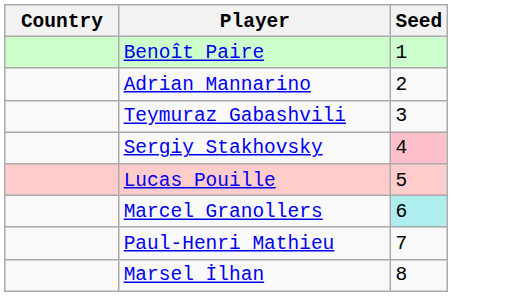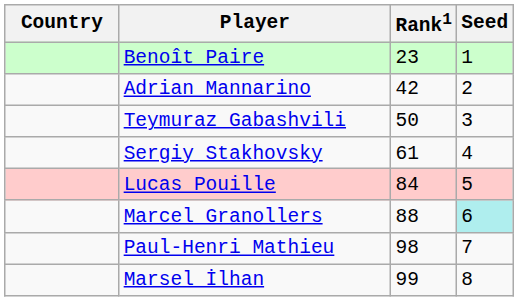+ column: (424, 23)
(401, 148) pink background -> (467, 153) no background
